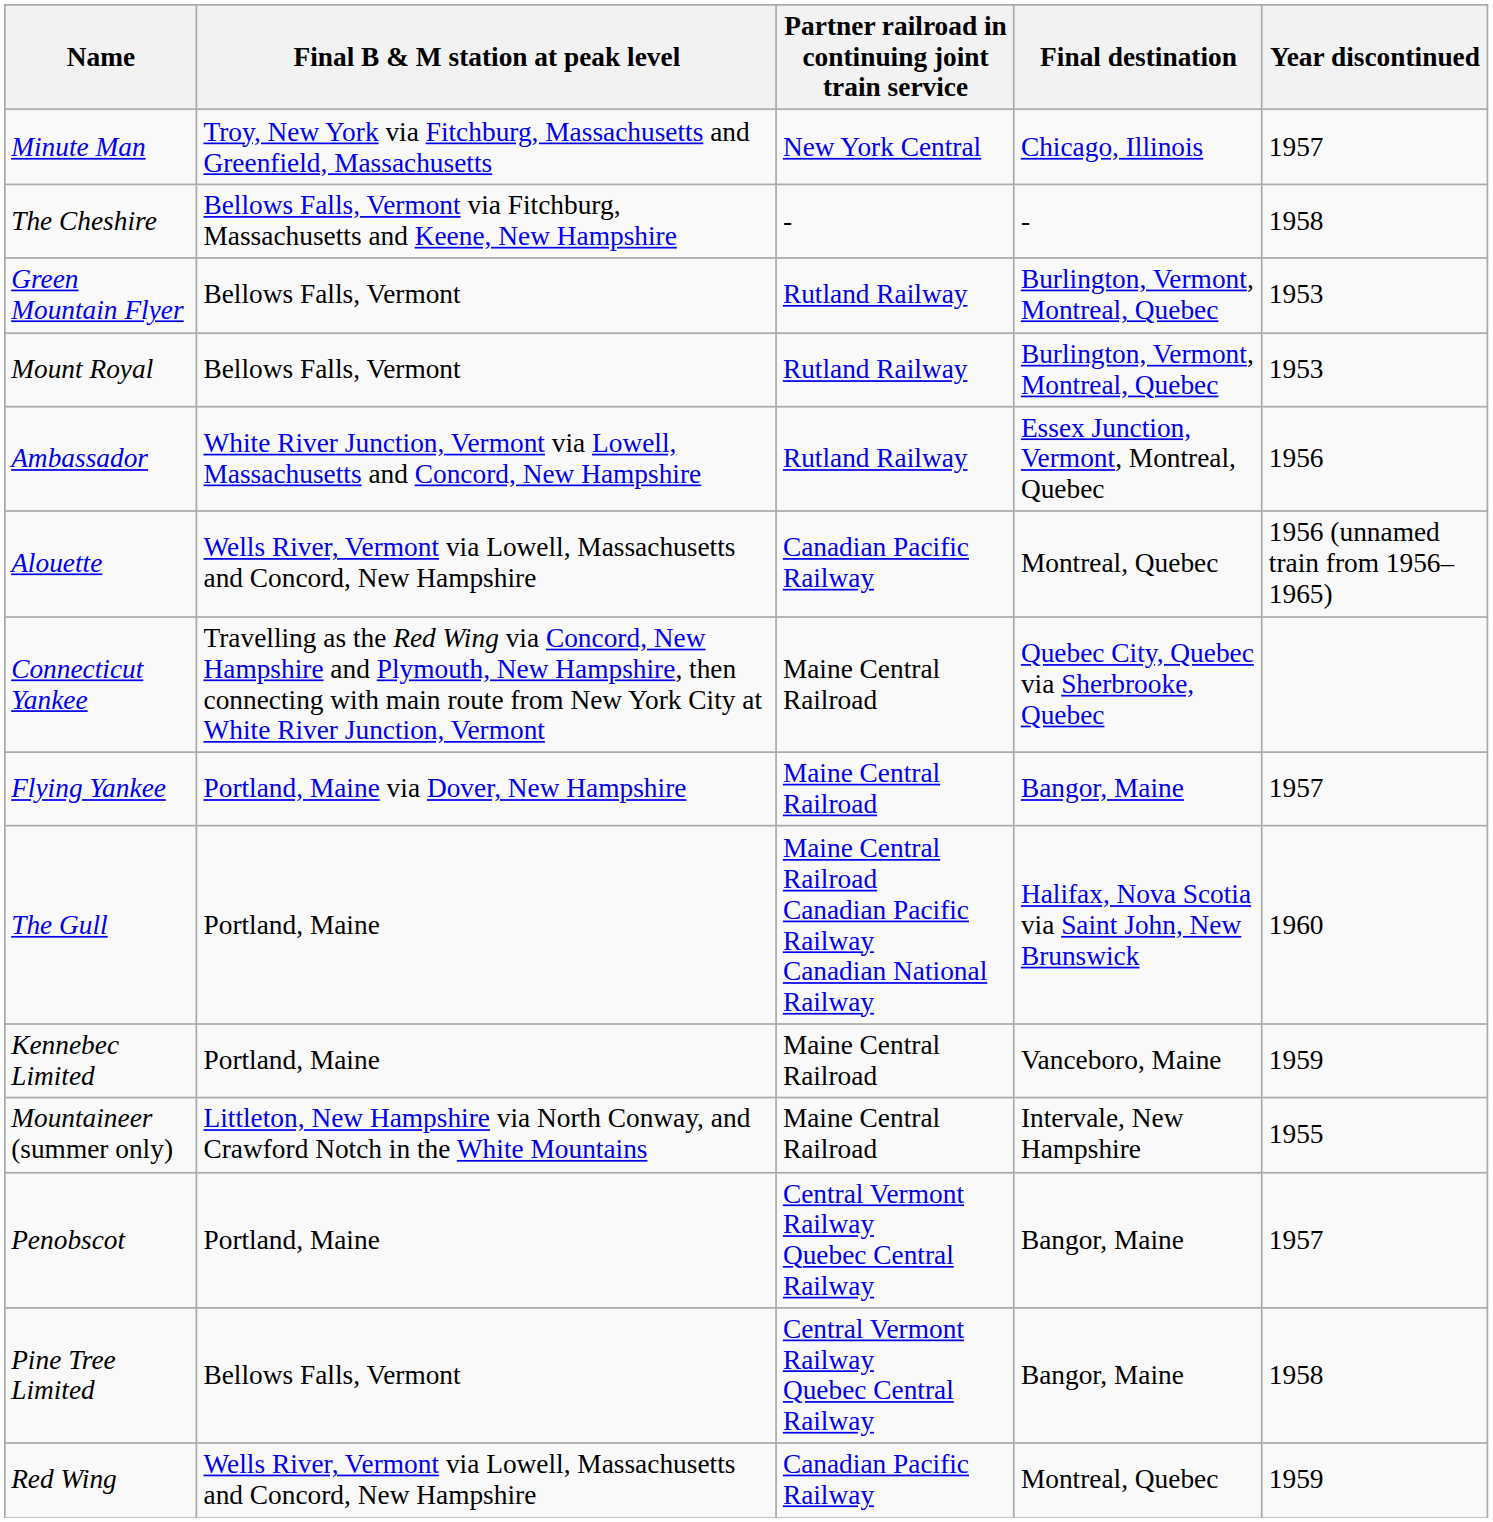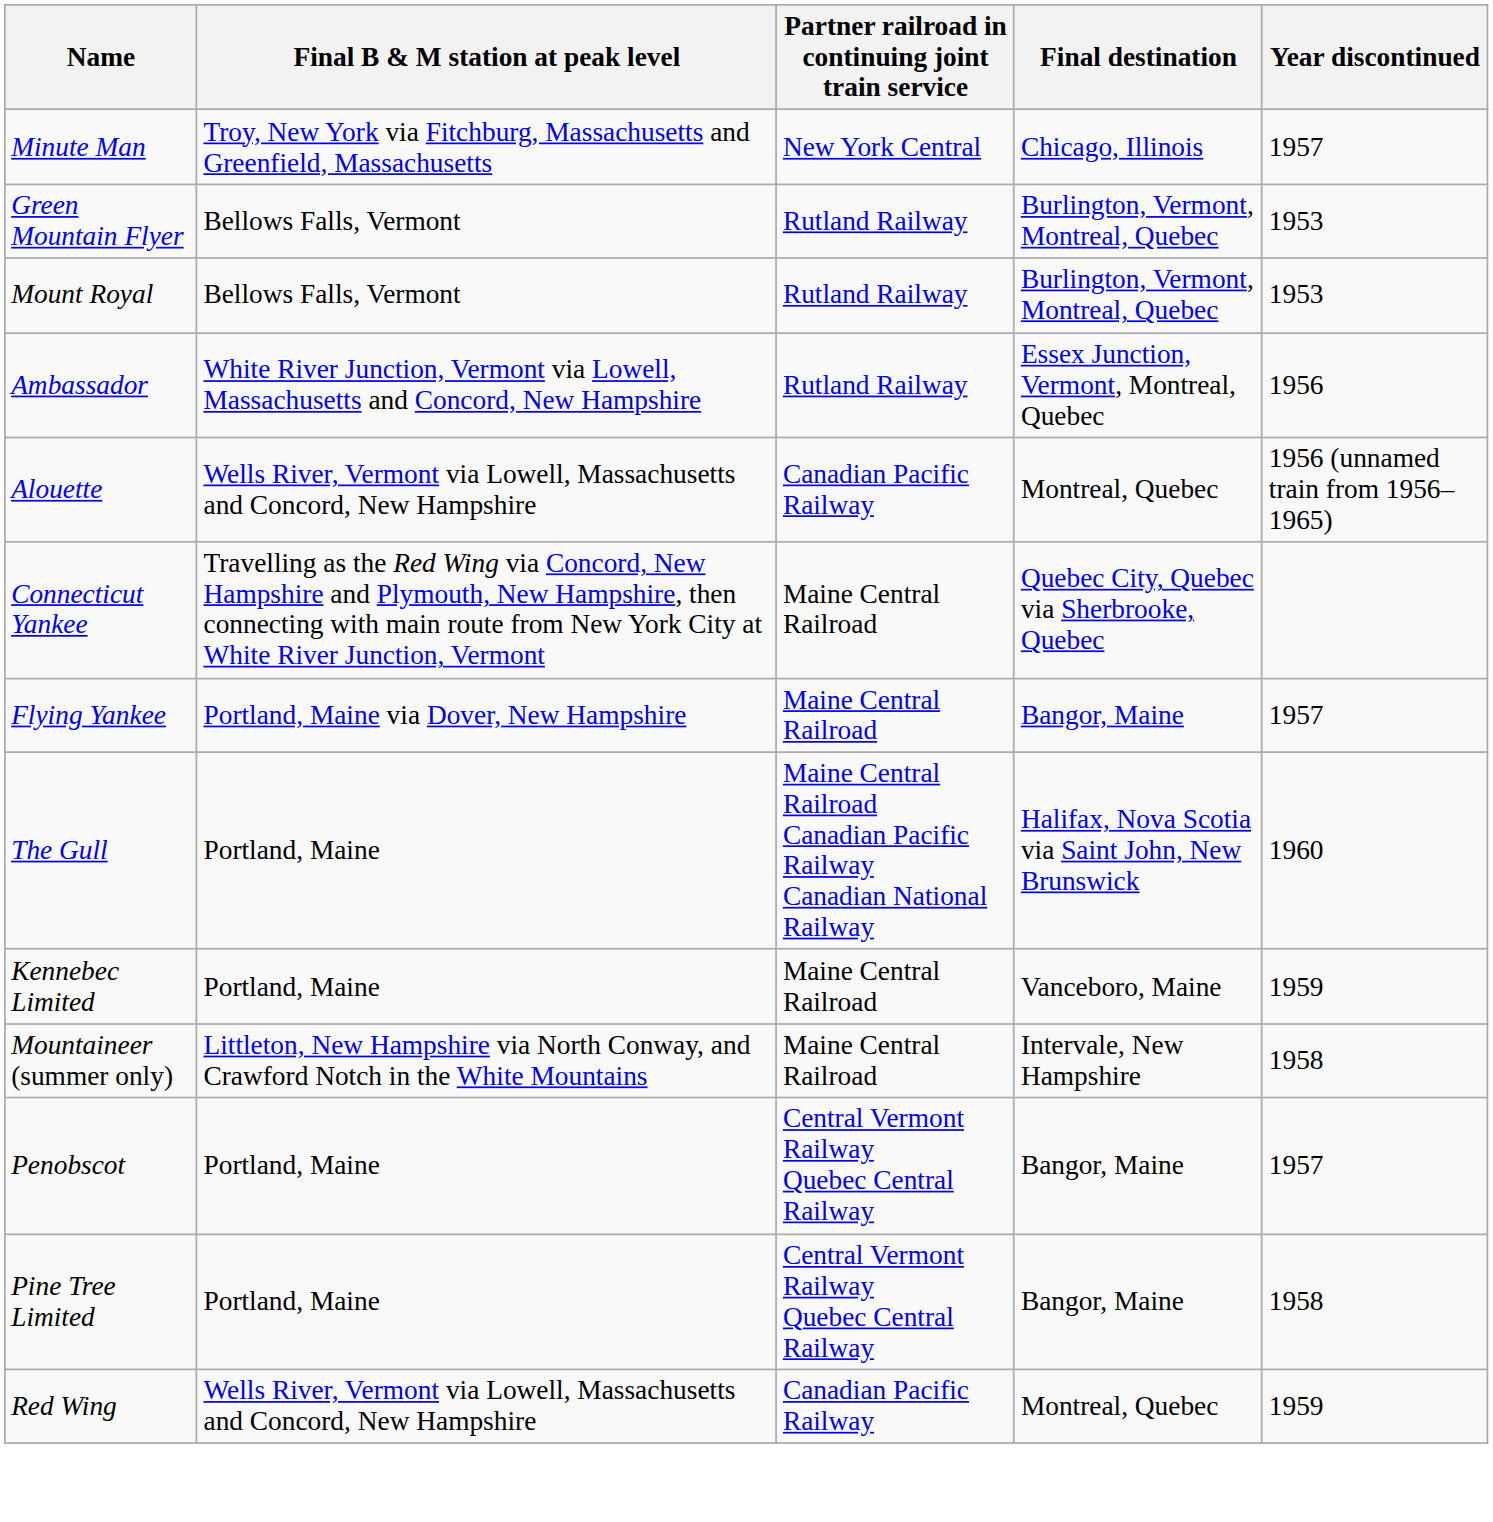- row: (84, 220)
(1296, 1134) 1955 -> (1296, 1060) 1958
(332, 1375) Bellows Falls, Vermont -> (292, 1301) Portland, Maine
